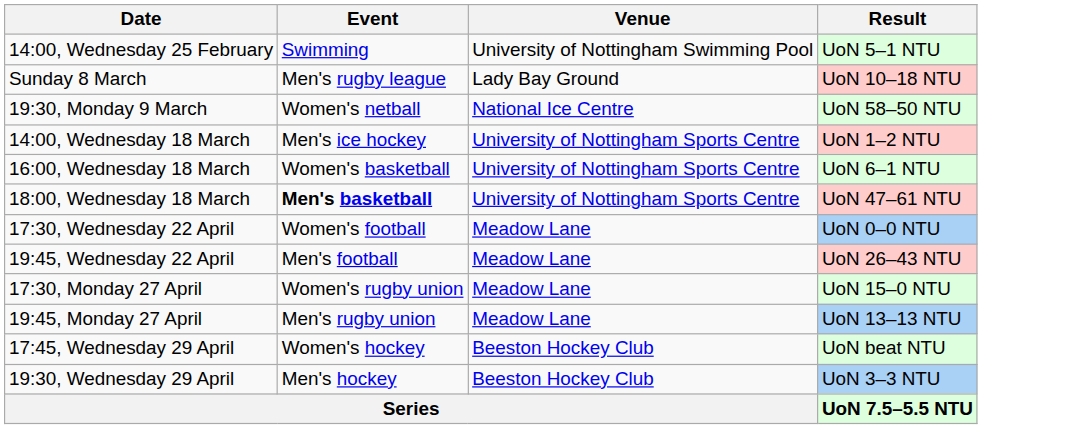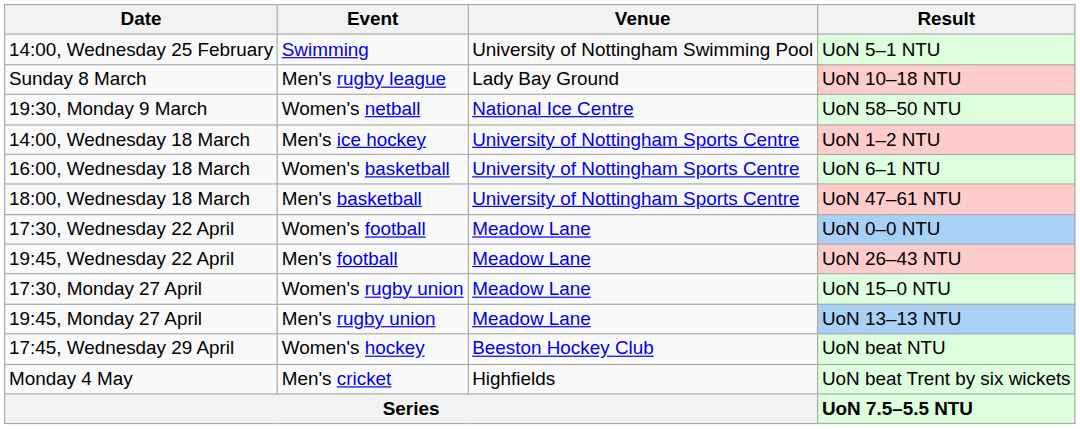(357, 199) bold -> (352, 199) normal
- row: (122, 378)
+ row: (71, 378)
